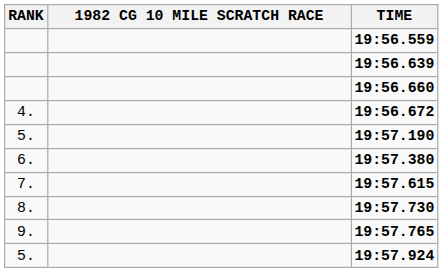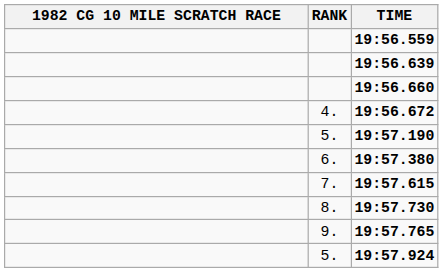columns swapped: (26, 17) <-> (199, 17)
